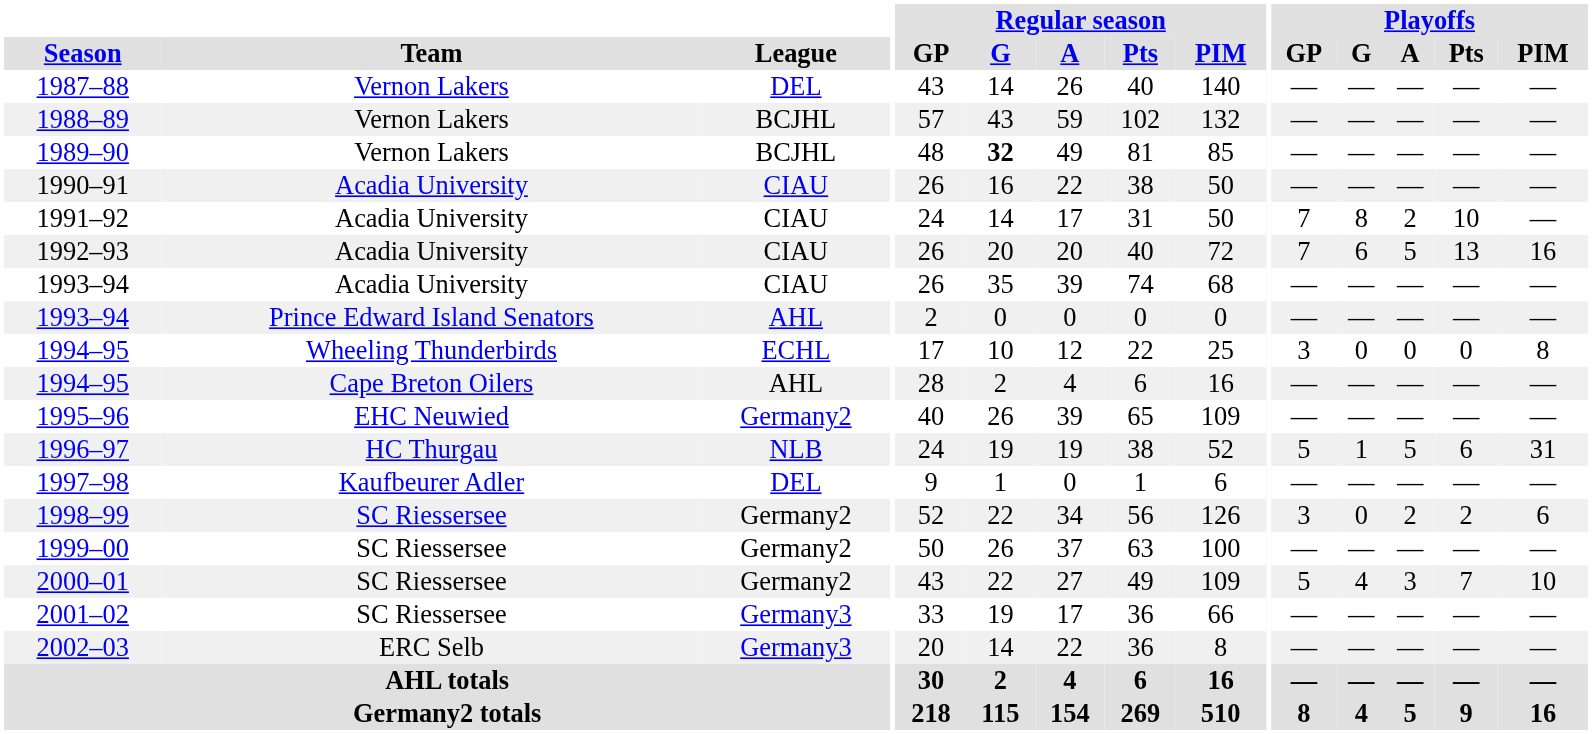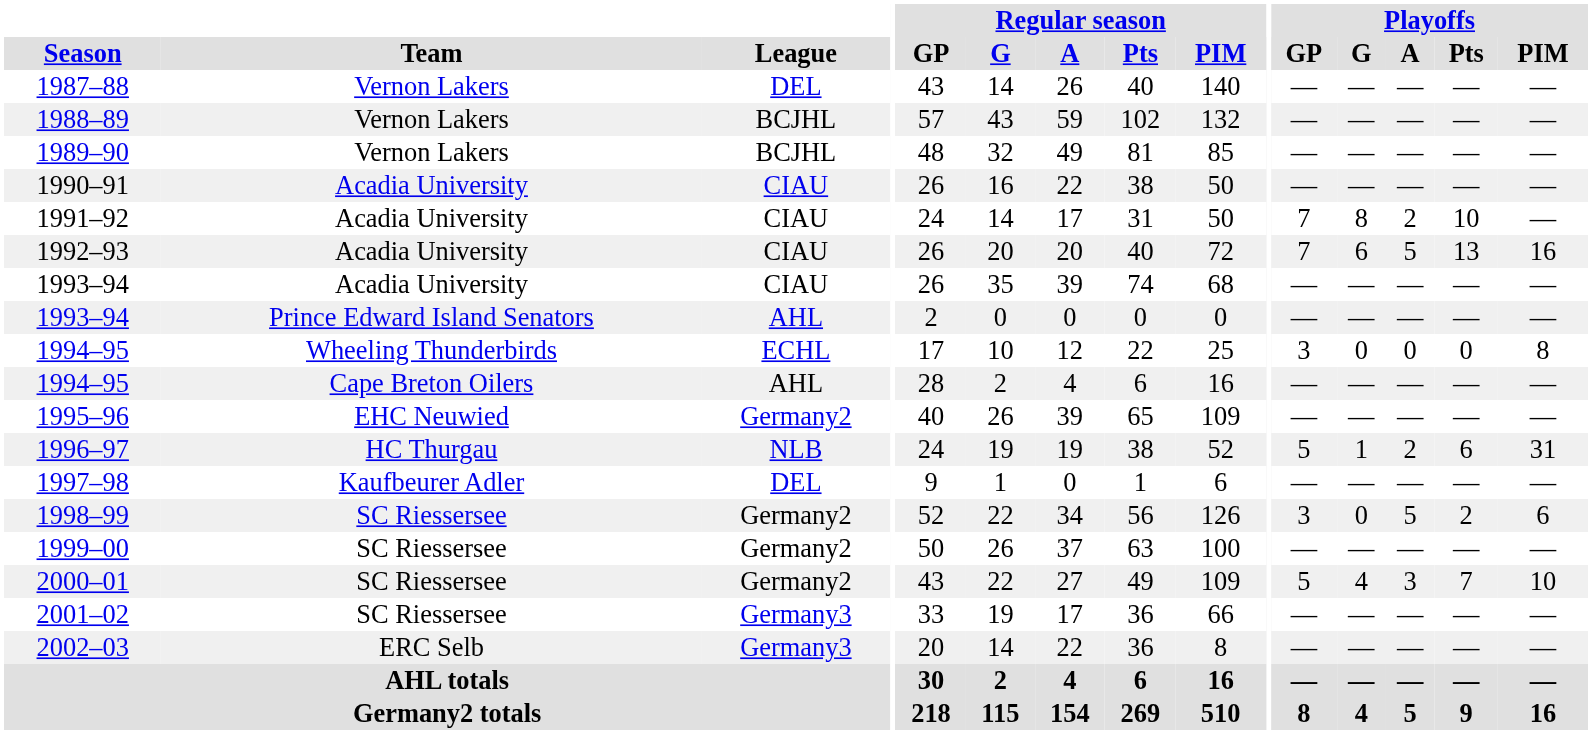(1000, 152) bold -> (1000, 152) normal
(1410, 449) 5 -> (1410, 449) 2
(1410, 515) 2 -> (1410, 515) 5
